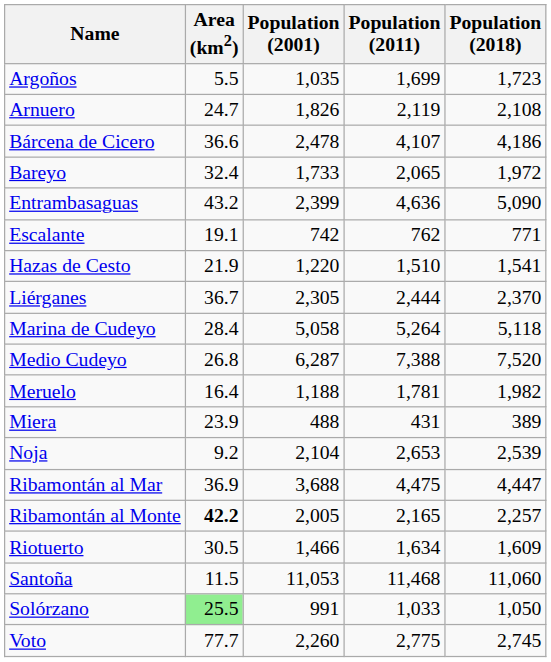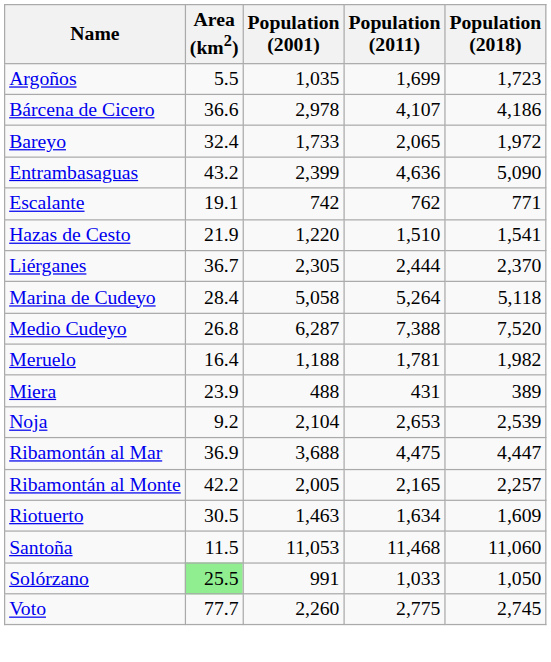- row: (42, 109)
(317, 141) 2,478 -> (317, 109) 2,978
(221, 515) bold -> (221, 484) normal
(317, 546) 1,466 -> (317, 515) 1,463
